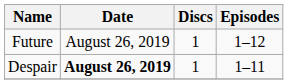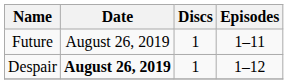(250, 41) 1–12 -> (250, 41) 1–11
(250, 66) 1–11 -> (250, 66) 1–12
